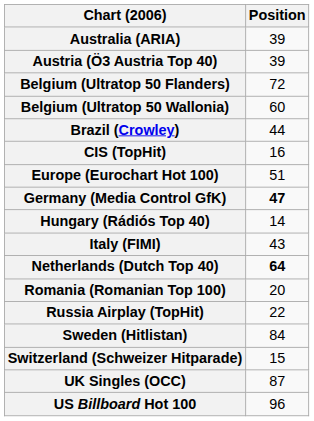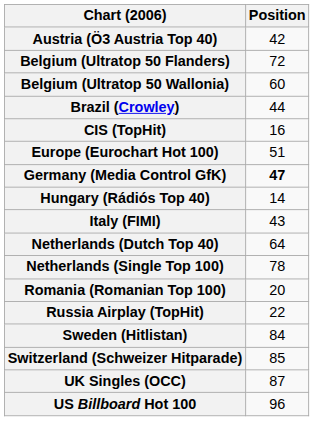- row: (125, 38)
(277, 61) 39 -> (277, 38) 42
(277, 267) bold -> (277, 244) normal
+ row: (125, 267)
(277, 358) 15 -> (277, 358) 85
